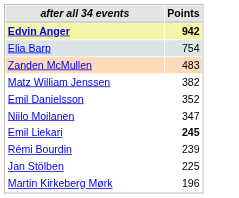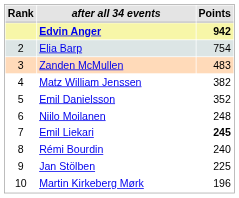+ column: (21, 14)
(191, 116) 347 -> (222, 116) 248
(191, 150) 239 -> (222, 150) 240
